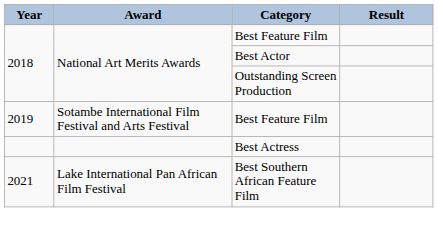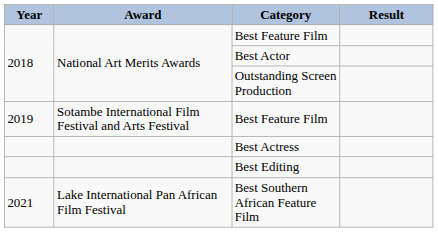+ row: (29, 167)
